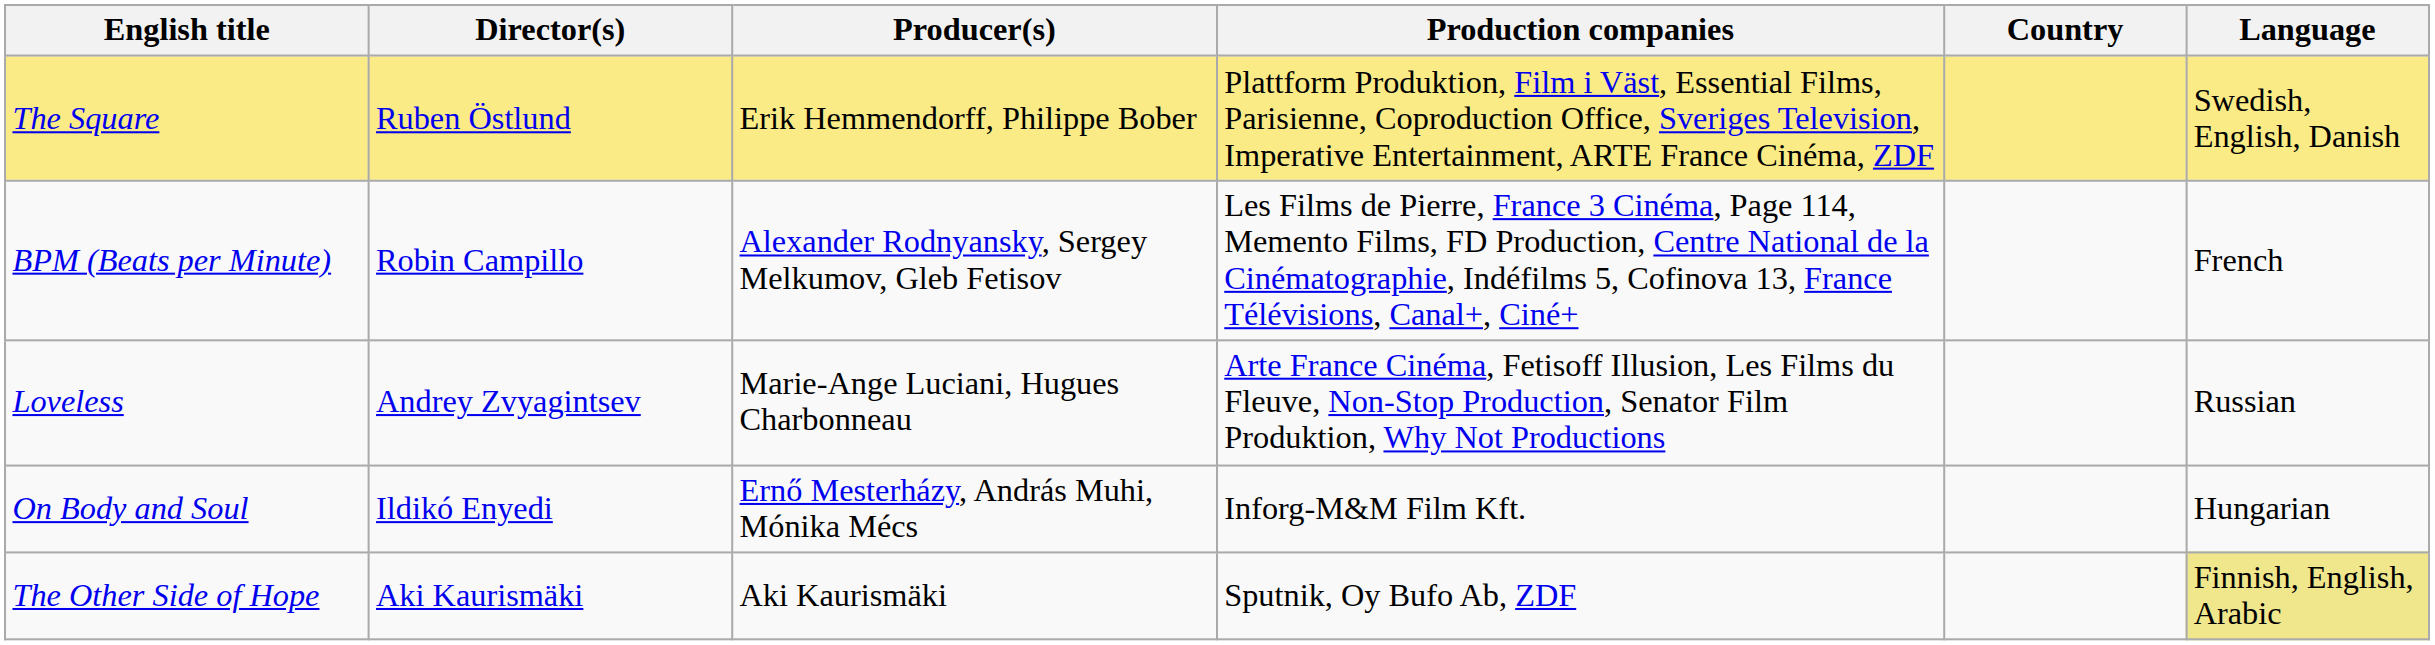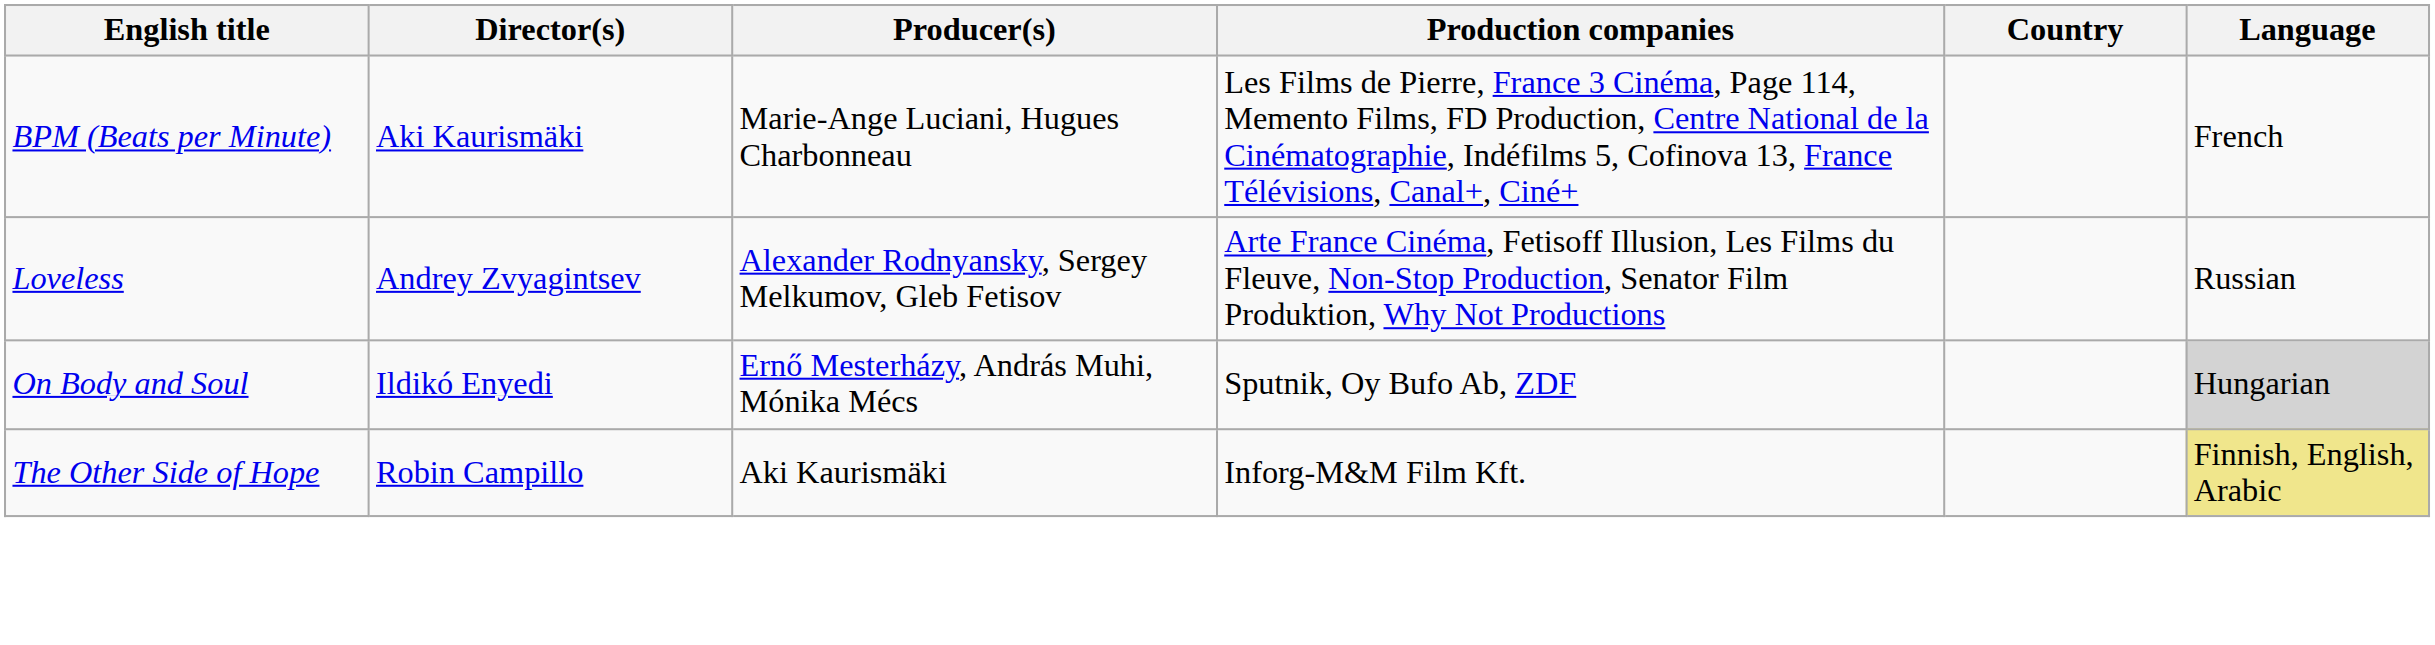- row: (86, 117)
(480, 259) Robin Campillo -> (480, 135) Aki Kaurismäki
(943, 259) Alexander Rodnyansky, Sergey Melkumov, Gleb Fetisov -> (929, 135) Marie-Ange Luciani, Hugues Charbonneau
(929, 402) Marie-Ange Luciani, Hugues Charbonneau -> (943, 278) Alexander Rodnyansky, Sergey Melkumov, Gleb Fetisov
(1375, 507) Inforg-M&M Film Kft. -> (1400, 383) Sputnik, Oy Bufo Ab, ZDF
(2262, 507) no background -> (2262, 383) lightgrey background
(480, 595) Aki Kaurismäki -> (480, 471) Robin Campillo
(1400, 595) Sputnik, Oy Bufo Ab, ZDF -> (1375, 471) Inforg-M&M Film Kft.
